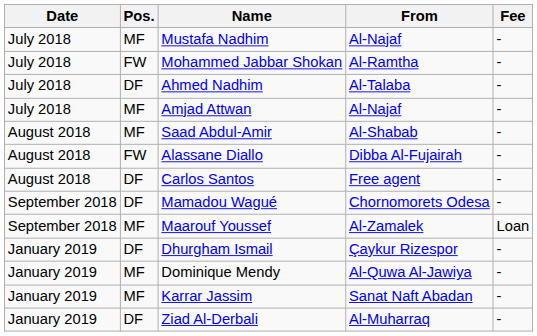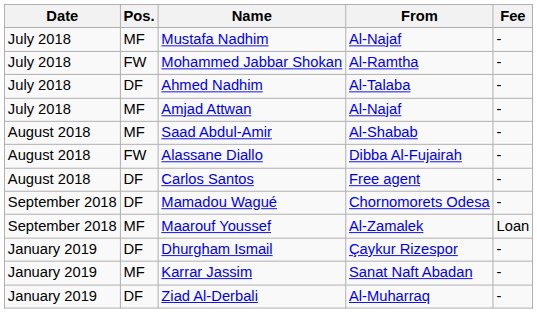- row: (221, 272)
